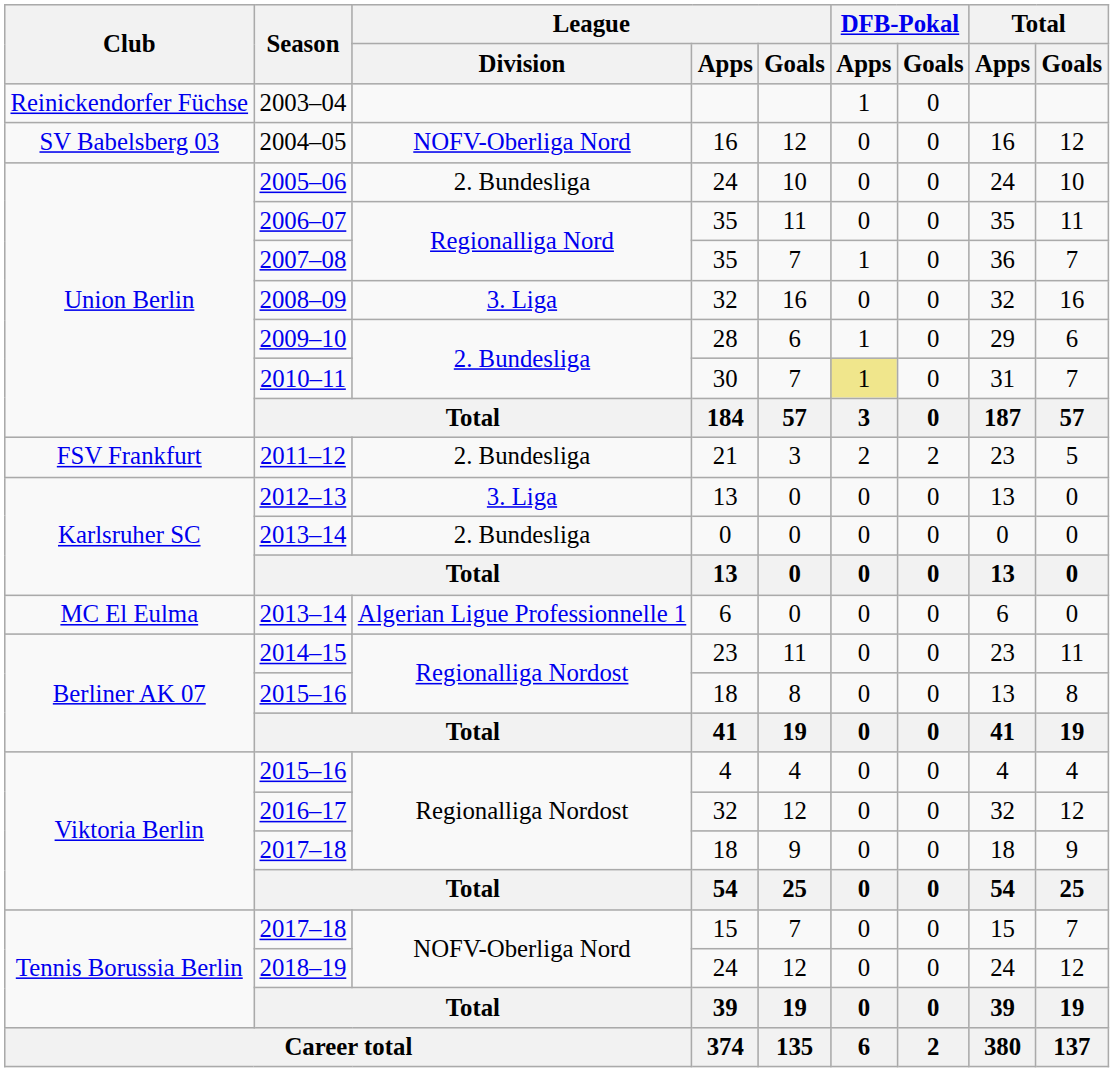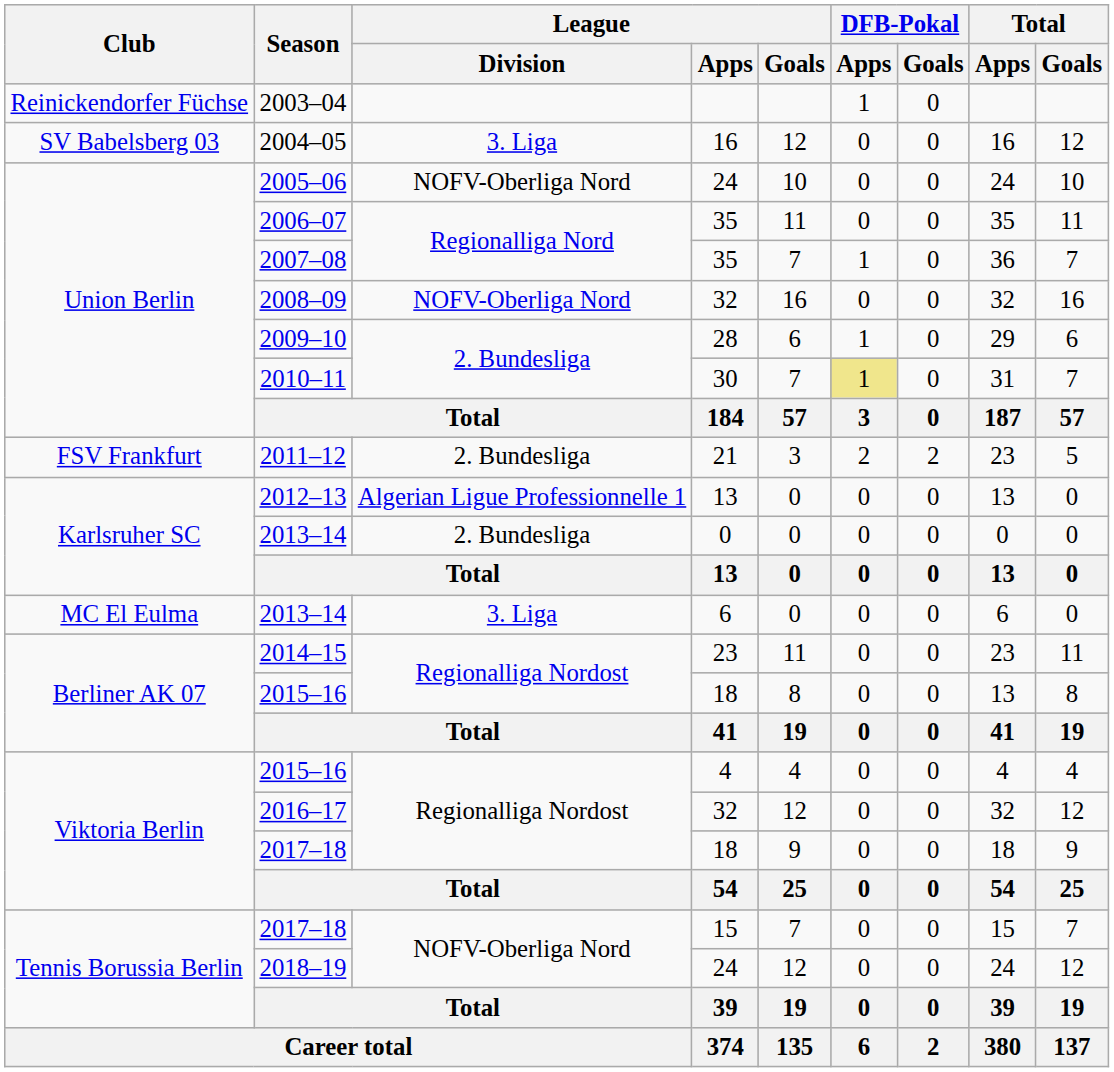(522, 142) NOFV-Oberliga Nord -> (522, 142) 3. Liga
(522, 181) 2. Bundesliga -> (522, 181) NOFV-Oberliga Nord
(522, 299) 3. Liga -> (522, 299) NOFV-Oberliga Nord
(522, 496) 3. Liga -> (522, 496) Algerian Ligue Professionnelle 1
(522, 614) Algerian Ligue Professionnelle 1 -> (522, 614) 3. Liga
